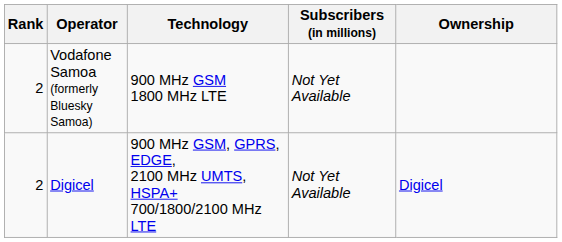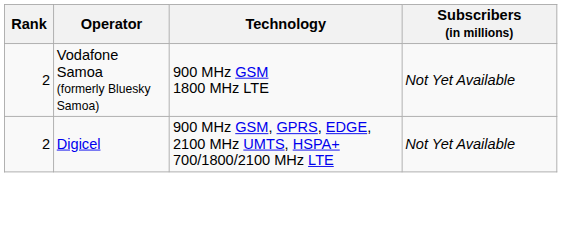- column: (476, 24)
